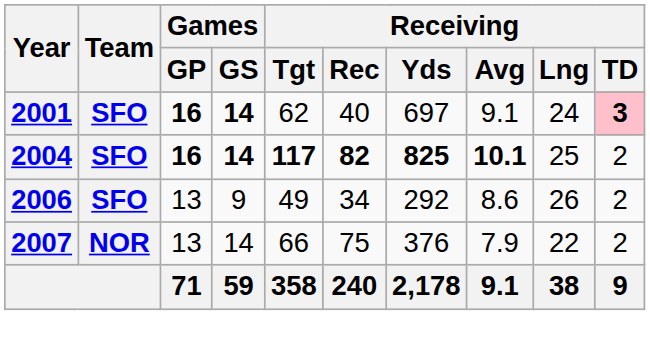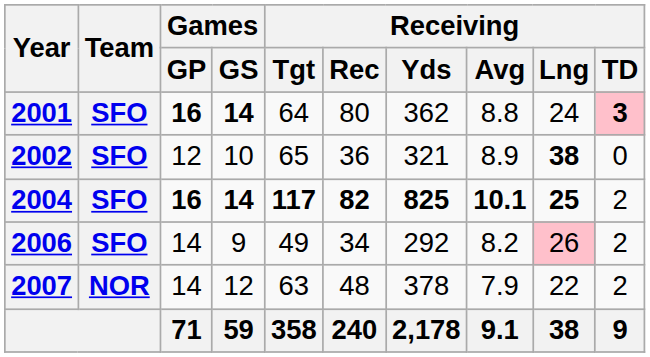(294, 112) 62 -> (294, 112) 64
(354, 112) 40 -> (354, 112) 80
(426, 112) 697 -> (426, 112) 362
(500, 112) 9.1 -> (500, 112) 8.8
+ row: (42, 156)
(564, 156) normal -> (564, 199) bold
(186, 199) 13 -> (186, 243) 14
(500, 199) 8.6 -> (500, 243) 8.2
(564, 199) no background -> (564, 243) pink background
(186, 243) 13 -> (186, 286) 14
(239, 243) 14 -> (239, 286) 12
(294, 243) 66 -> (294, 286) 63
(354, 243) 75 -> (354, 286) 48
(426, 243) 376 -> (426, 286) 378
